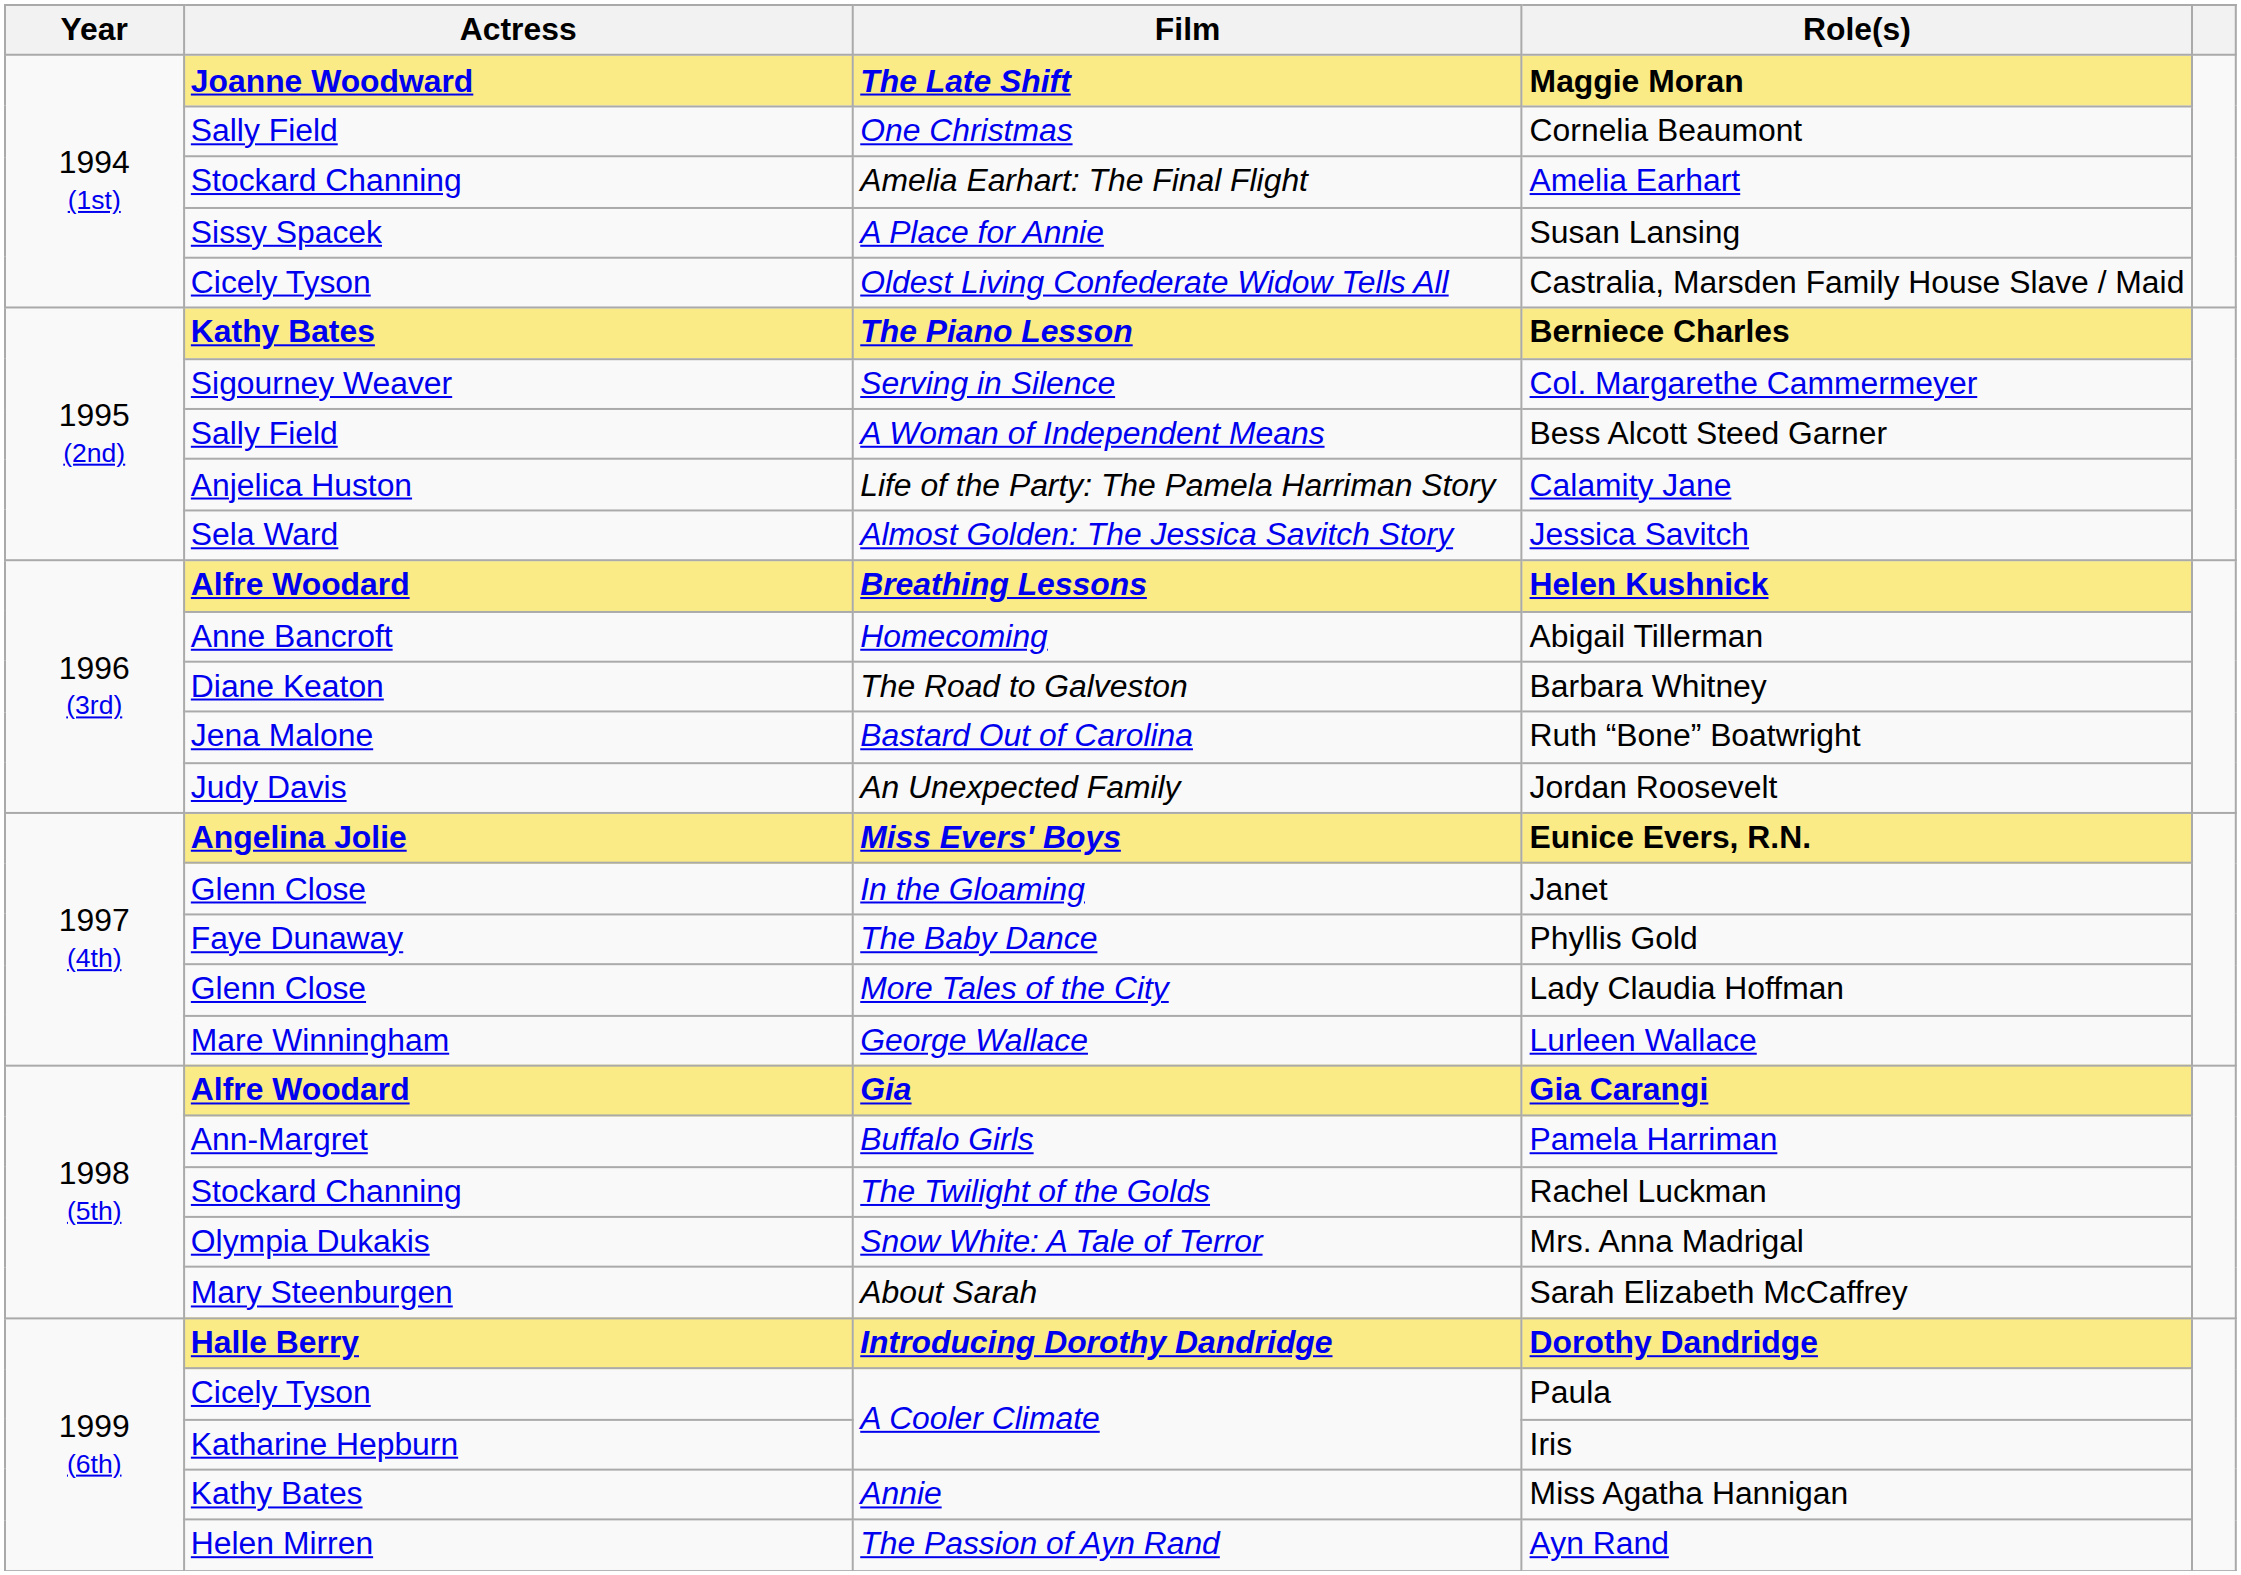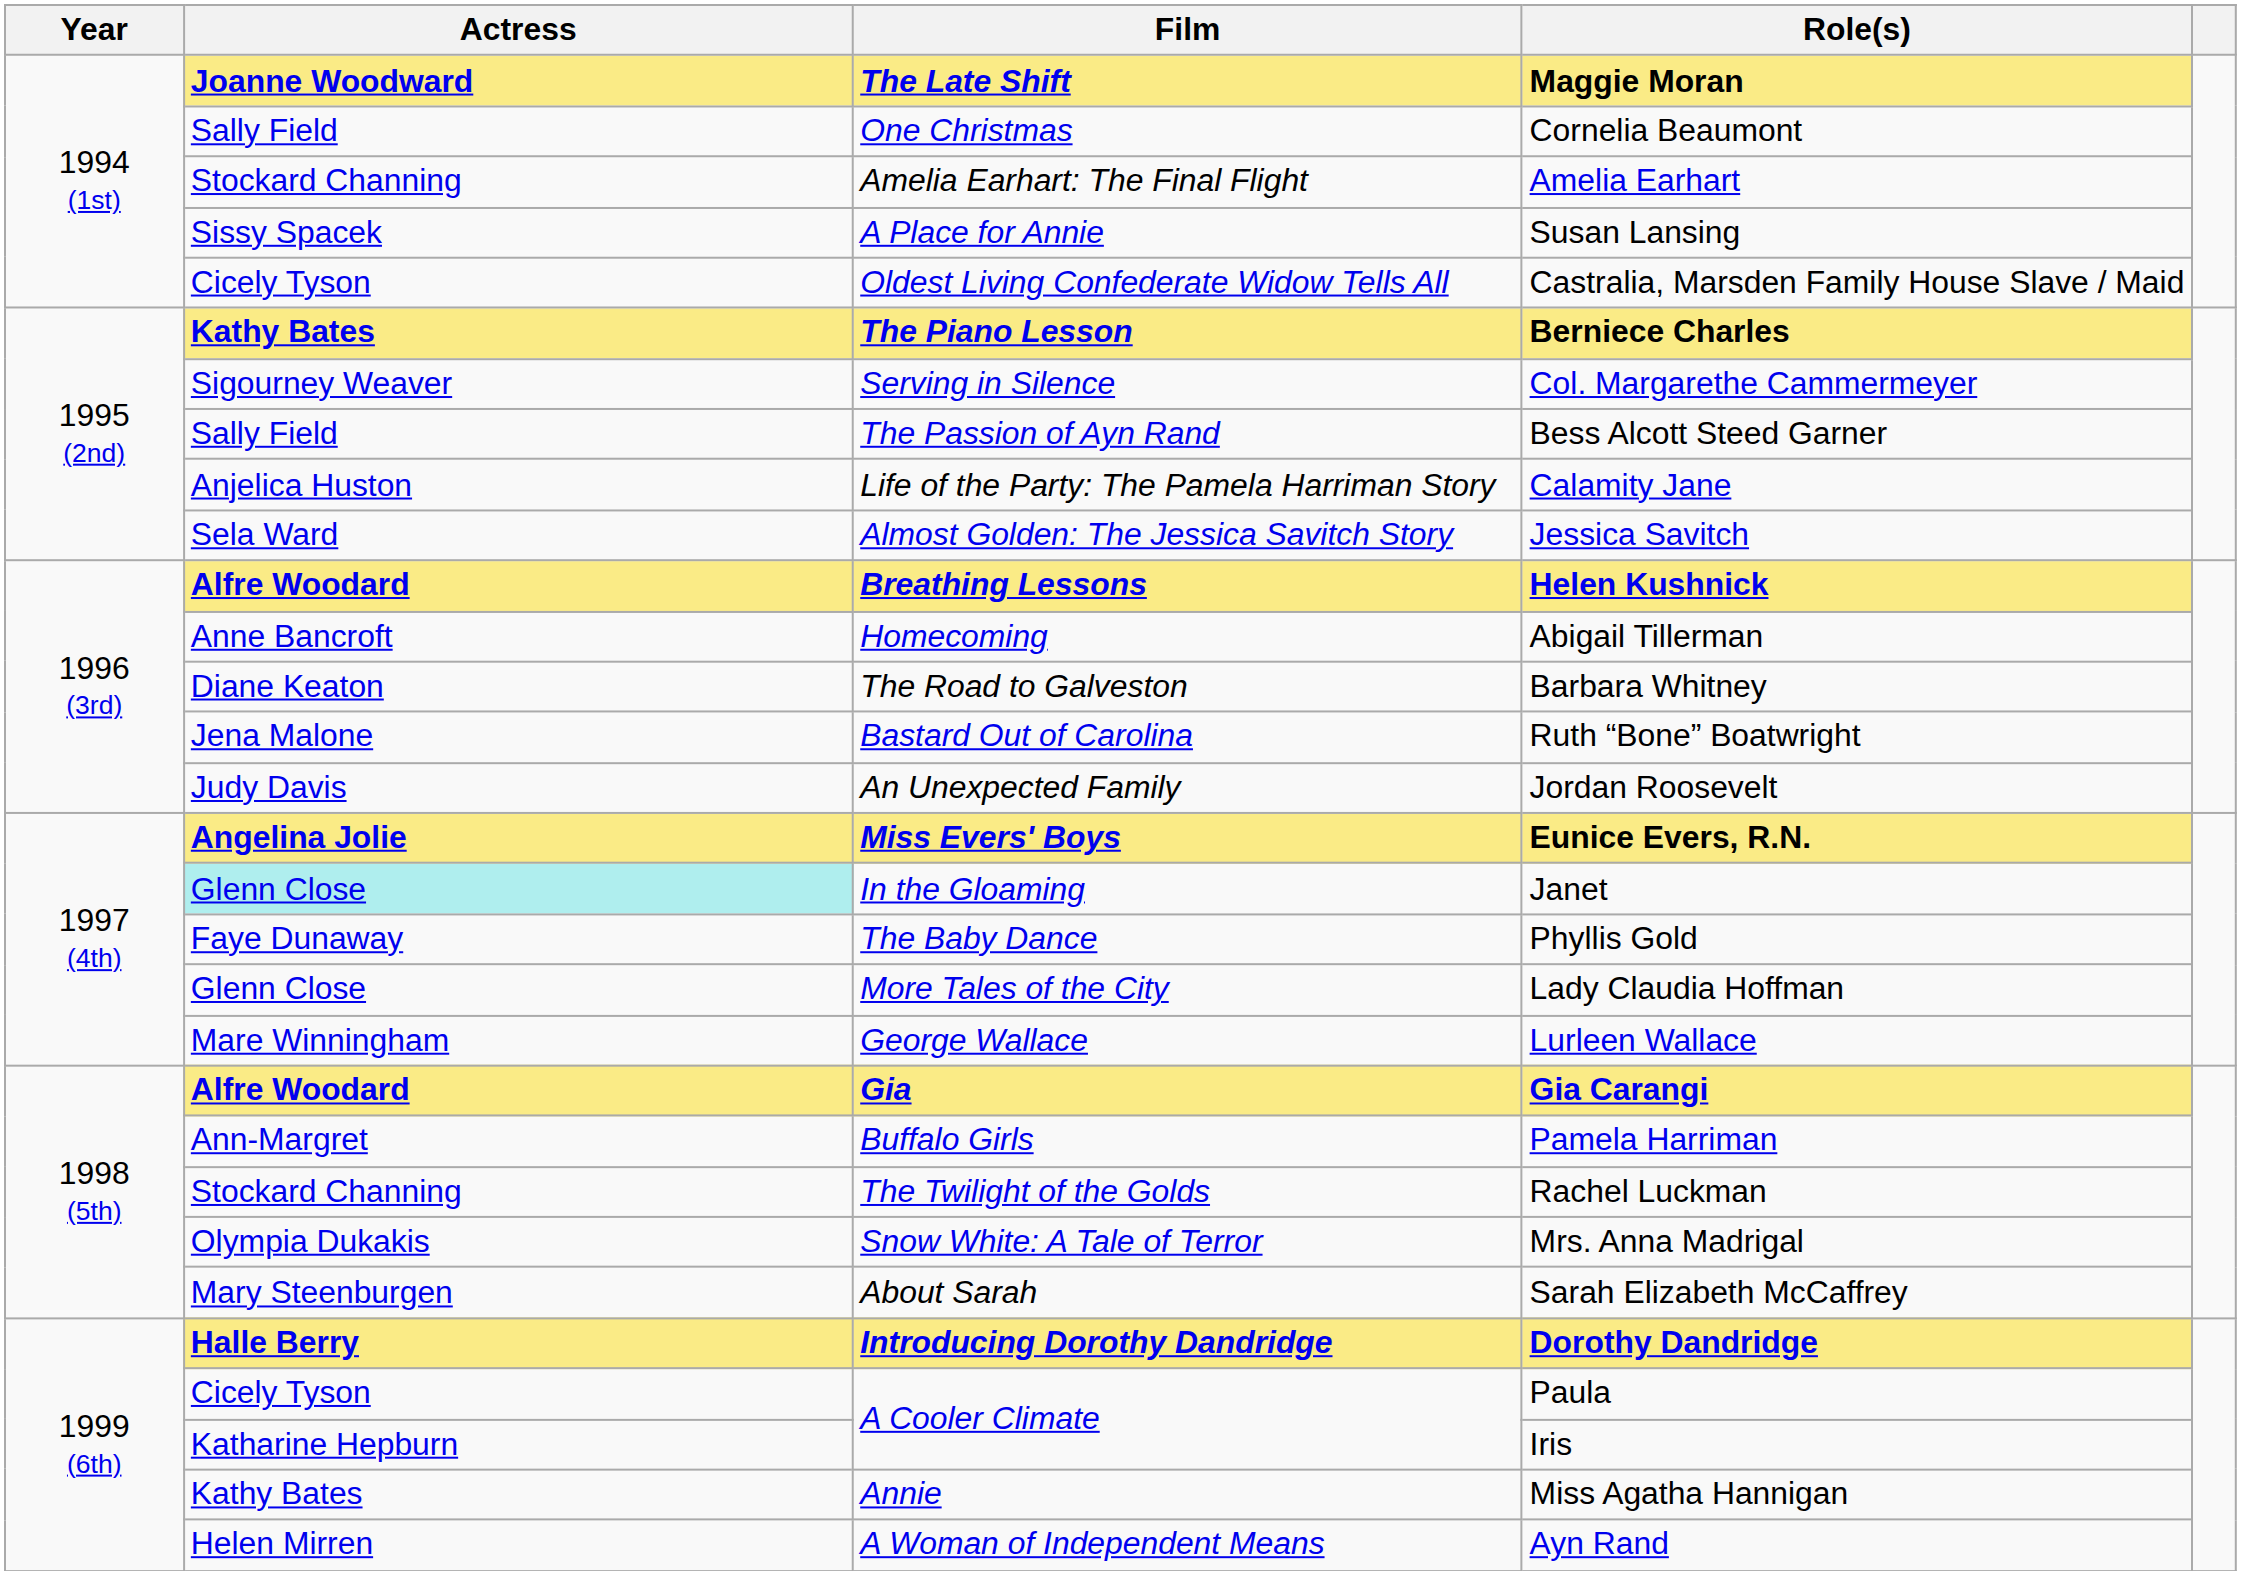(1092, 433) A Woman of Independent Means -> (1040, 433) The Passion of Ayn Rand
(278, 888) no background -> (278, 888) paleturquoise background
(1040, 1544) The Passion of Ayn Rand -> (1092, 1544) A Woman of Independent Means
